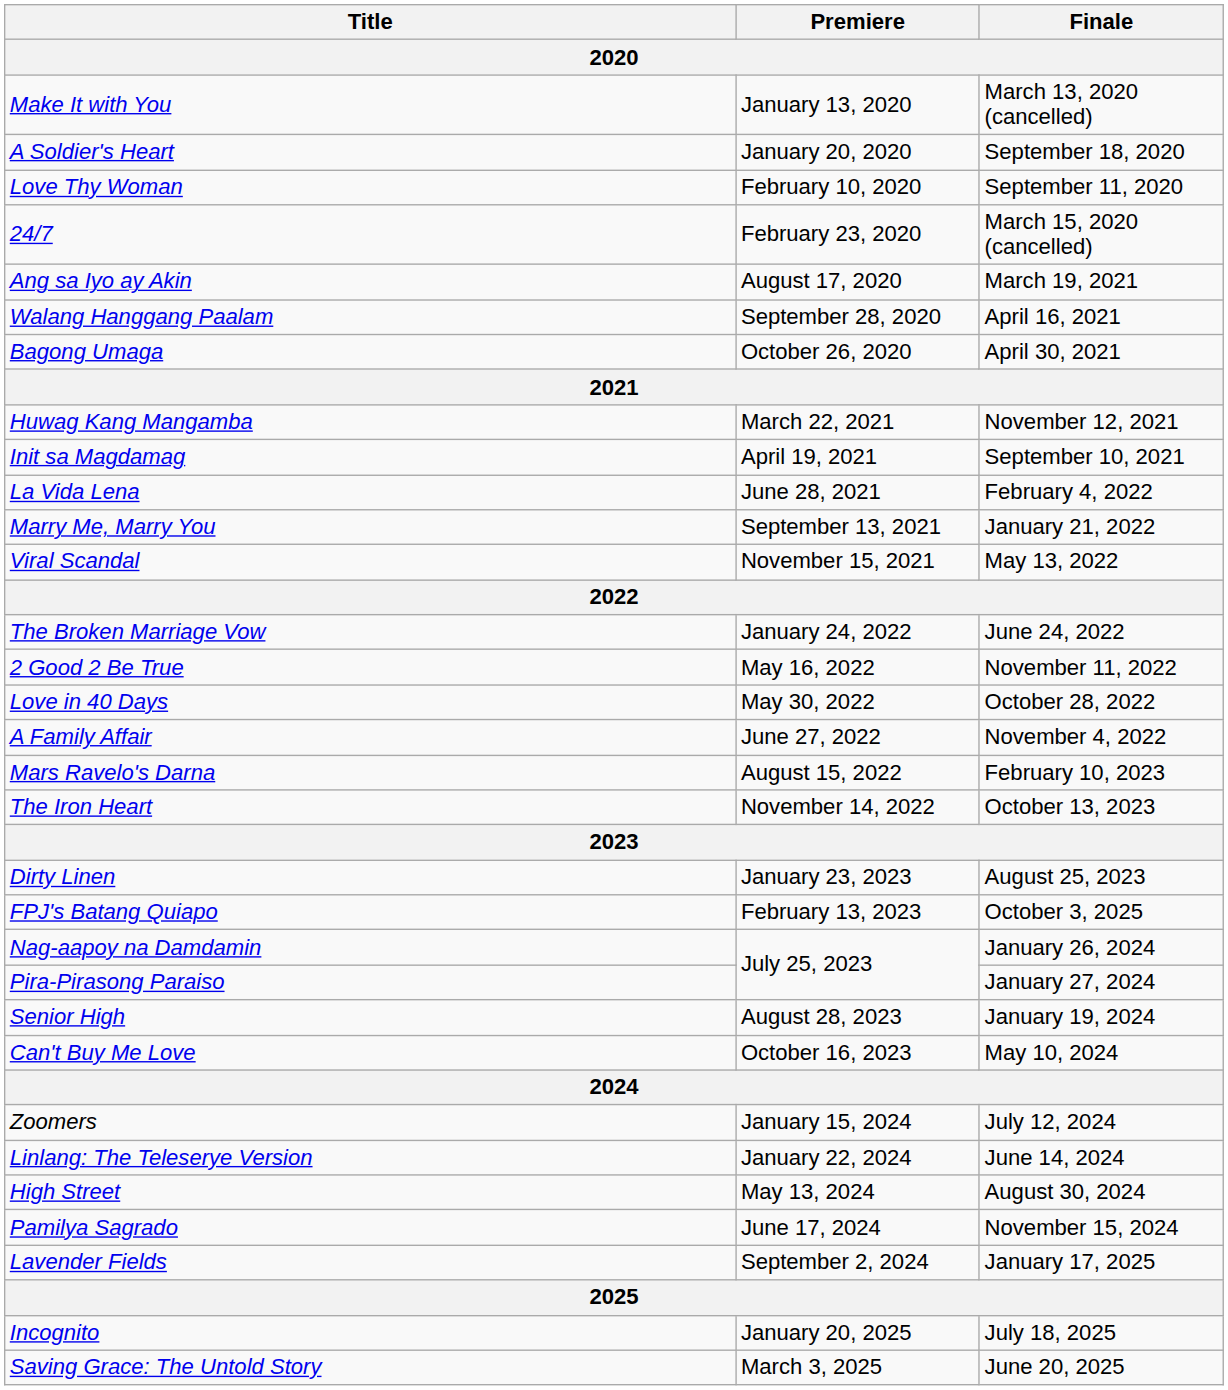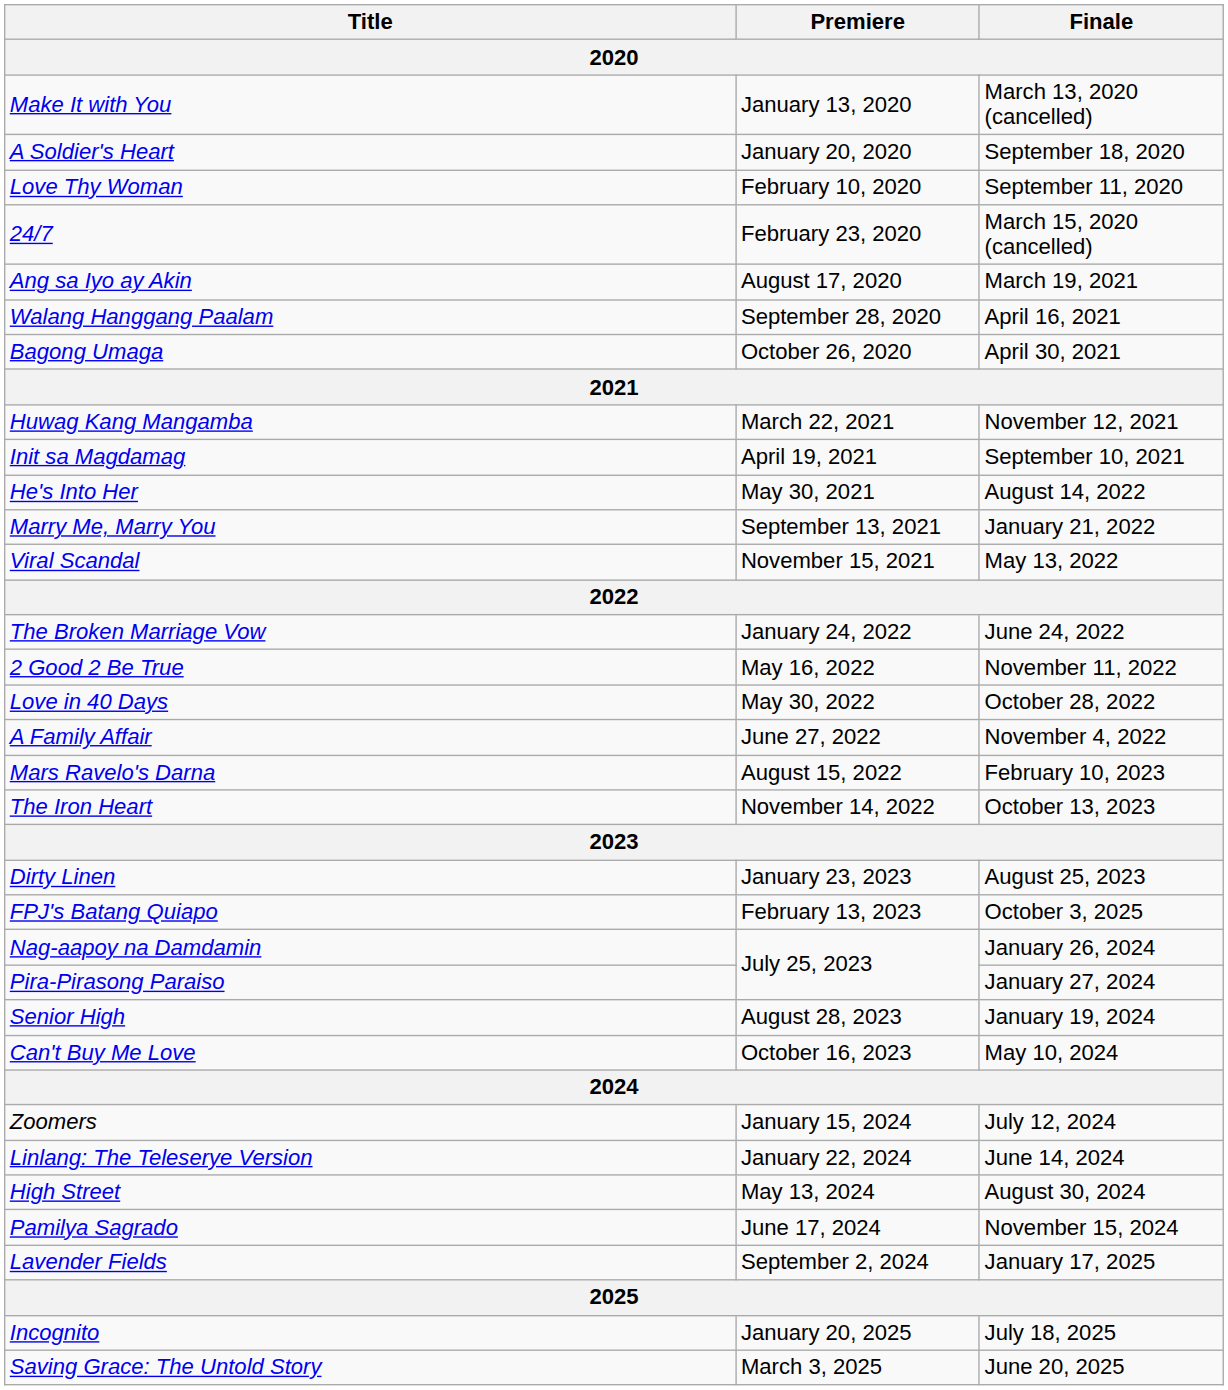+ row: (74, 491)
- row: (75, 491)
